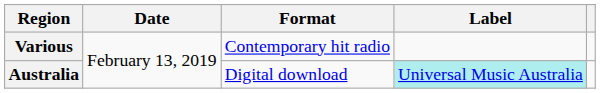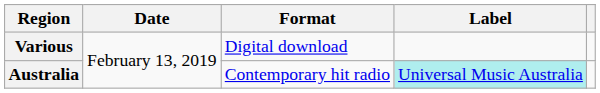(307, 46) Contemporary hit radio -> (286, 46) Digital download
(286, 74) Digital download -> (307, 74) Contemporary hit radio
